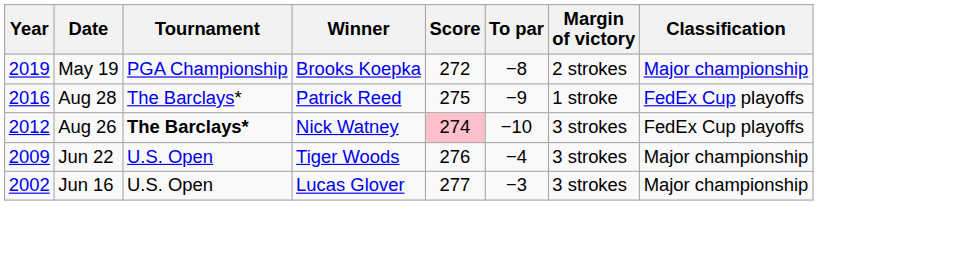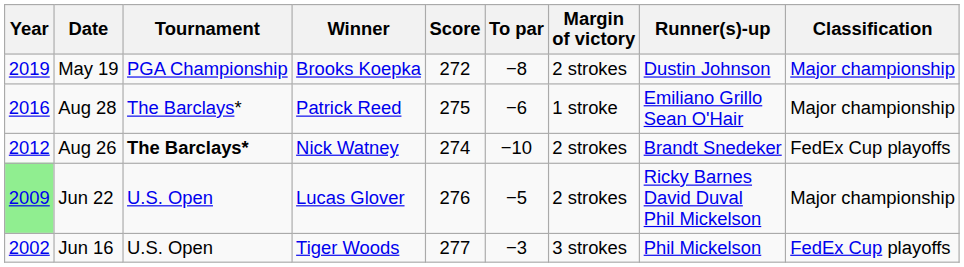+ column: (713, 29)
(516, 98) −9 -> (516, 108) −6
(724, 98) FedEx Cup playoffs -> (873, 108) Major championship
(455, 127) pink background -> (455, 148) no background
(590, 127) 3 strokes -> (590, 148) 2 strokes
(29, 156) no background -> (29, 197) lightgreen background
(348, 156) Tiger Woods -> (350, 197) Lucas Glover
(516, 156) −4 -> (516, 197) −5
(590, 156) 3 strokes -> (590, 197) 2 strokes
(350, 185) Lucas Glover -> (348, 247) Tiger Woods
(726, 185) Major championship -> (870, 247) FedEx Cup playoffs
